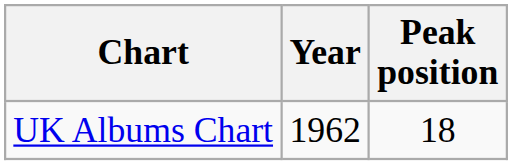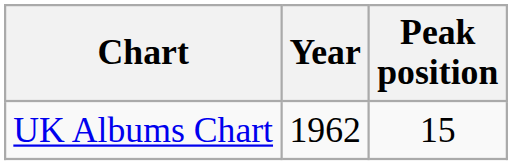(438, 129) 18 -> (438, 129) 15
